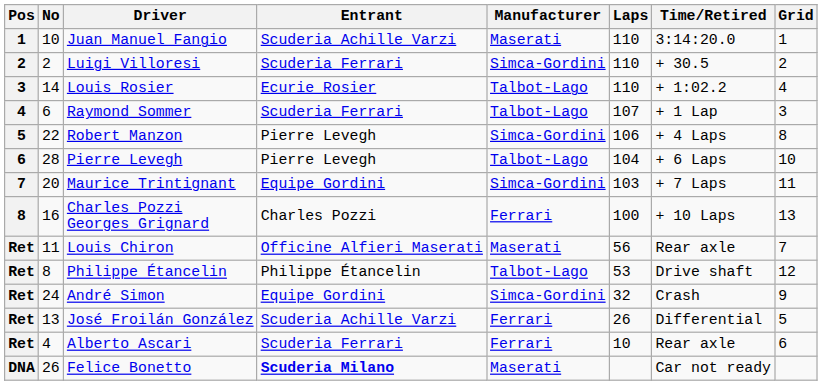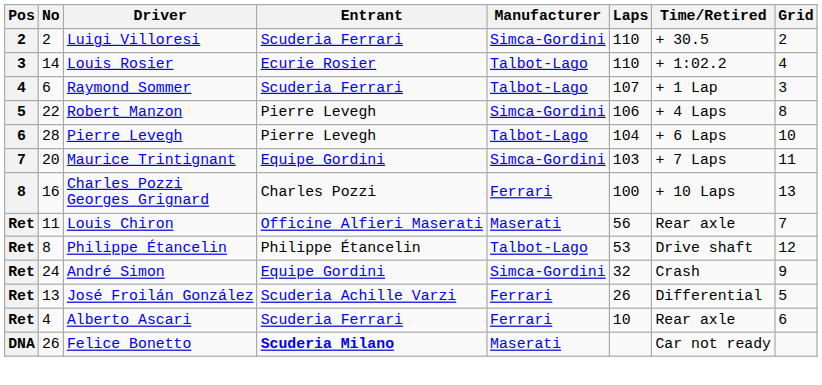- row: (147, 41)
